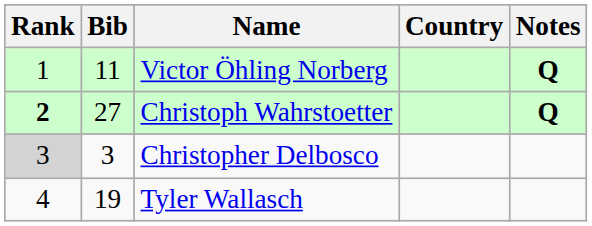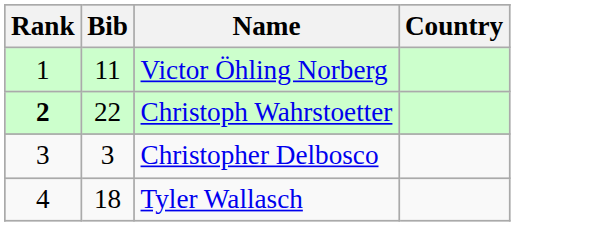- column: (548, 26)
(108, 112) 27 -> (108, 112) 22
(43, 155) lightgrey background -> (43, 155) no background
(108, 198) 19 -> (108, 198) 18
